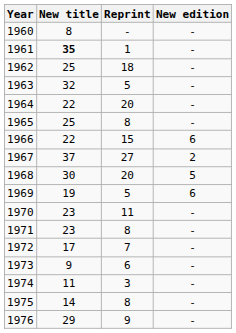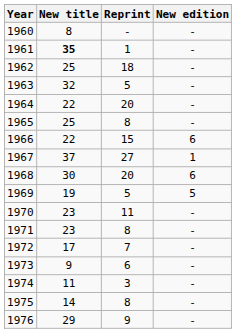(192, 158) 2 -> (192, 158) 1
(192, 176) 5 -> (192, 176) 6
(192, 194) 6 -> (192, 194) 5
